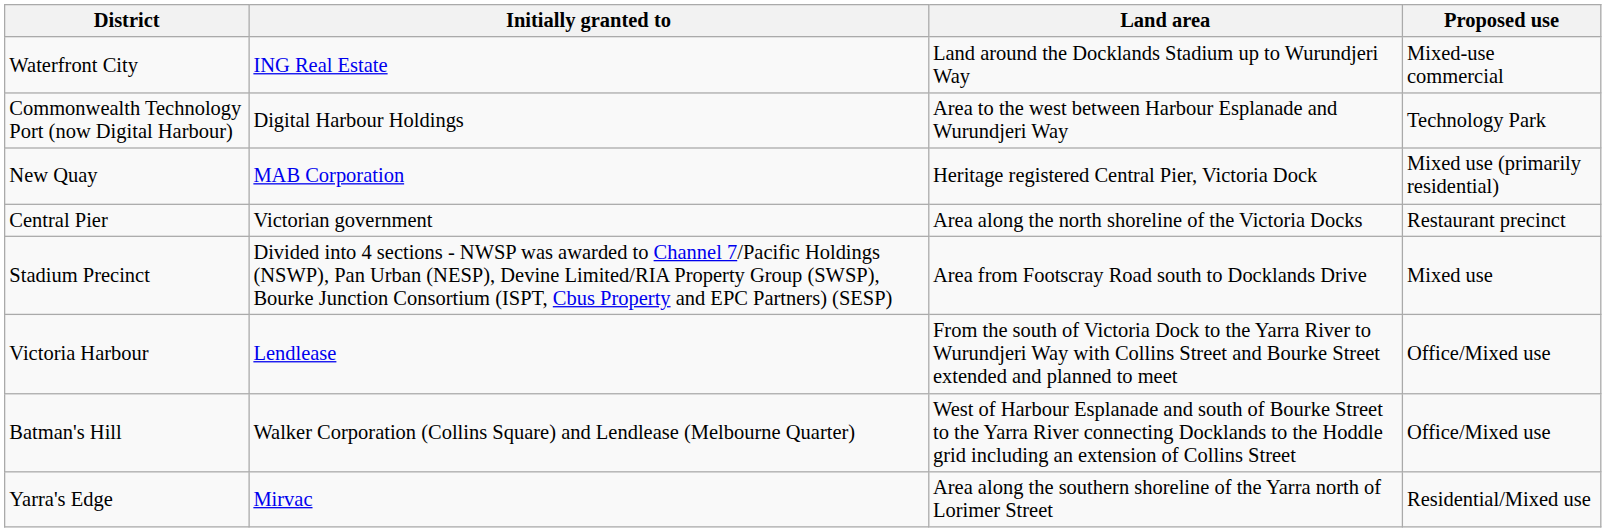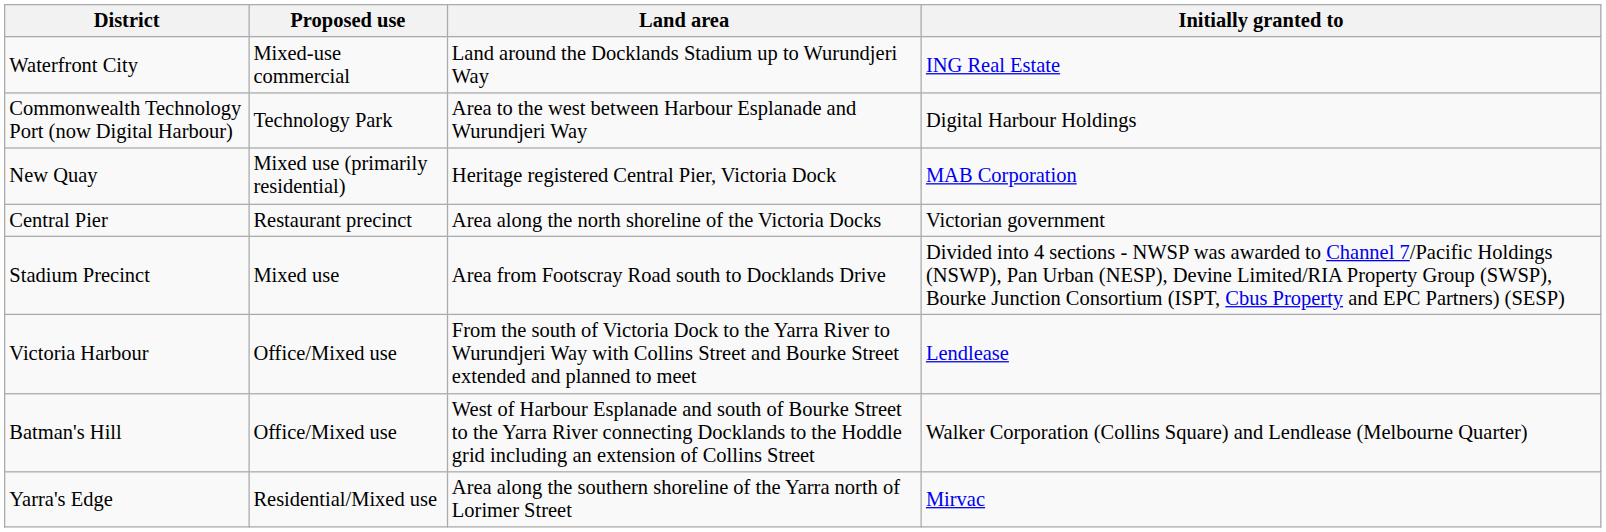columns swapped: (1502, 20) <-> (588, 20)
